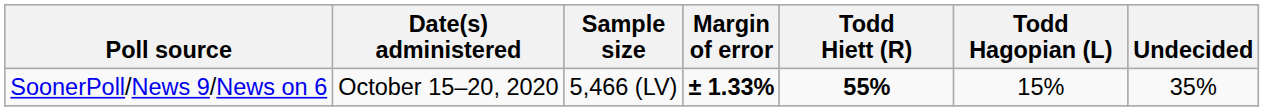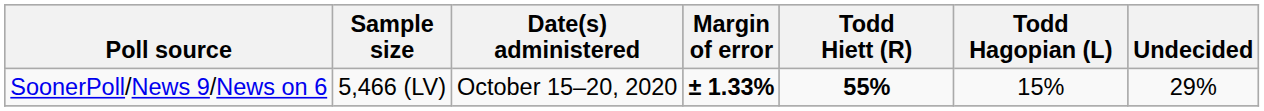columns swapped: (448, 37) <-> (624, 37)
(1193, 87) 35% -> (1193, 87) 29%
